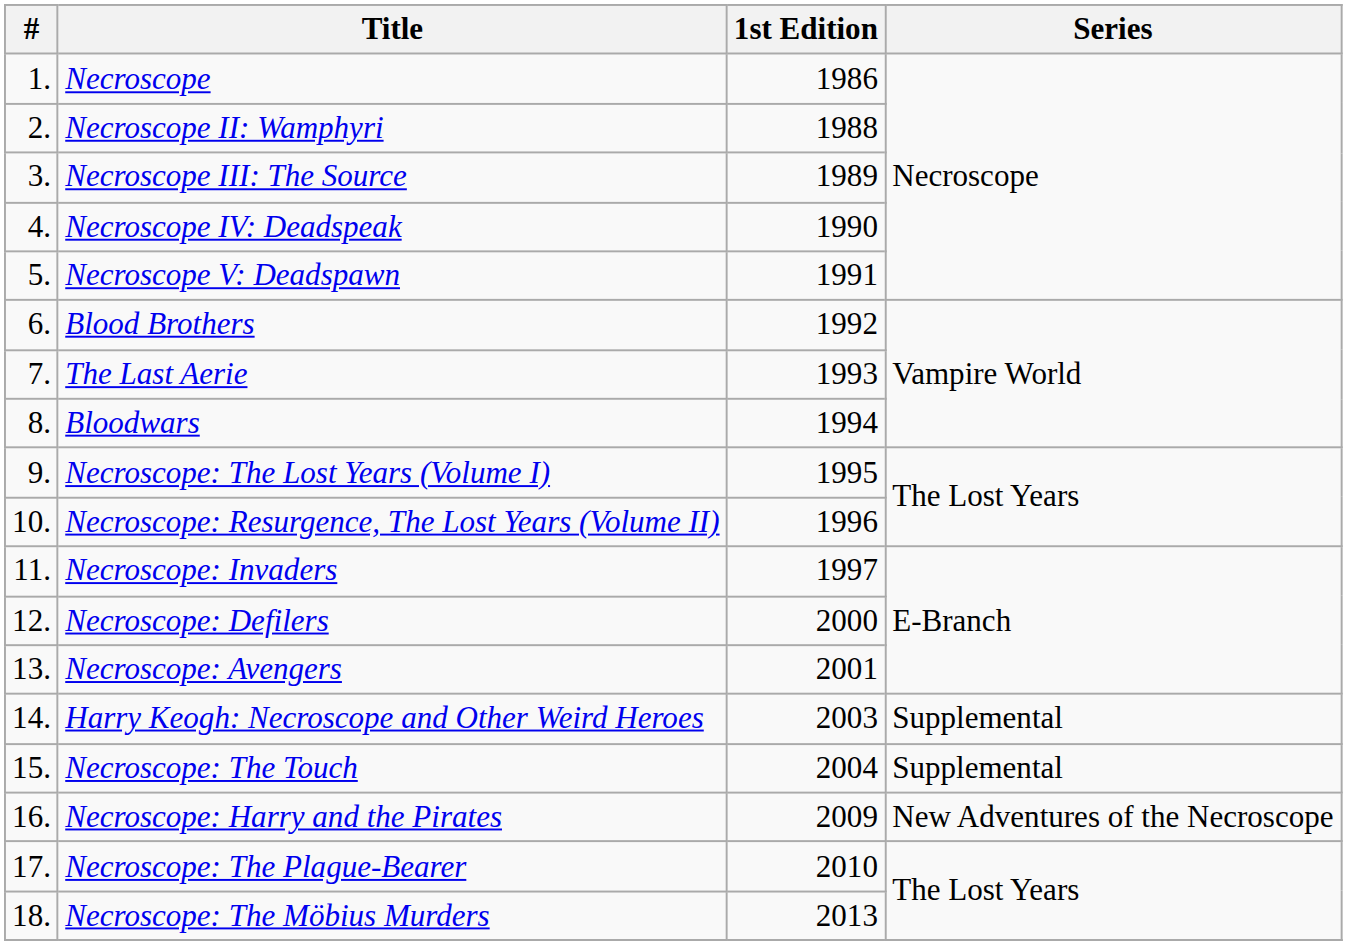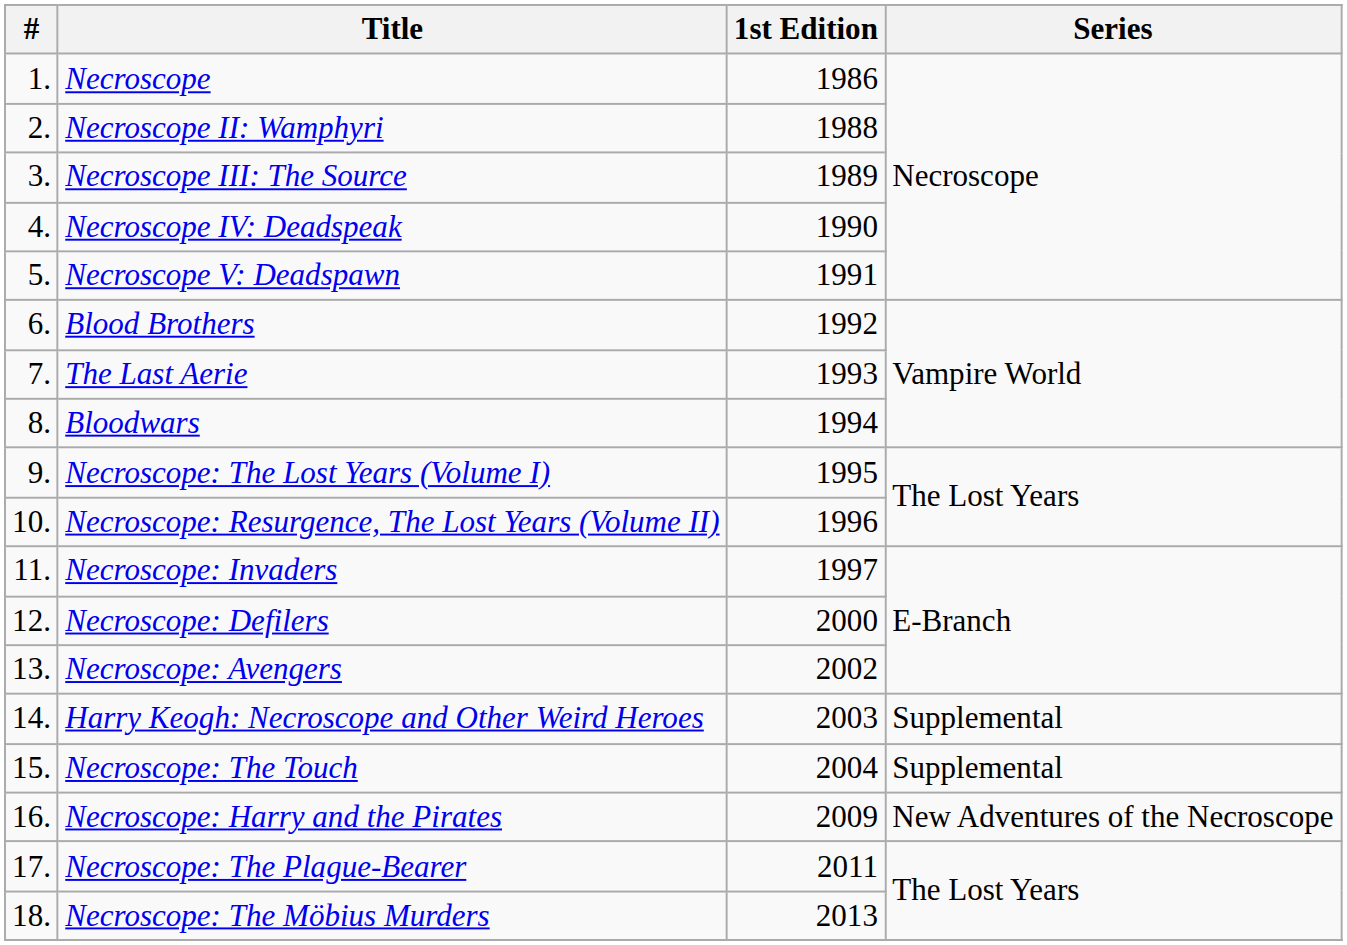(847, 669) 2001 -> (847, 669) 2002
(847, 865) 2010 -> (847, 865) 2011
